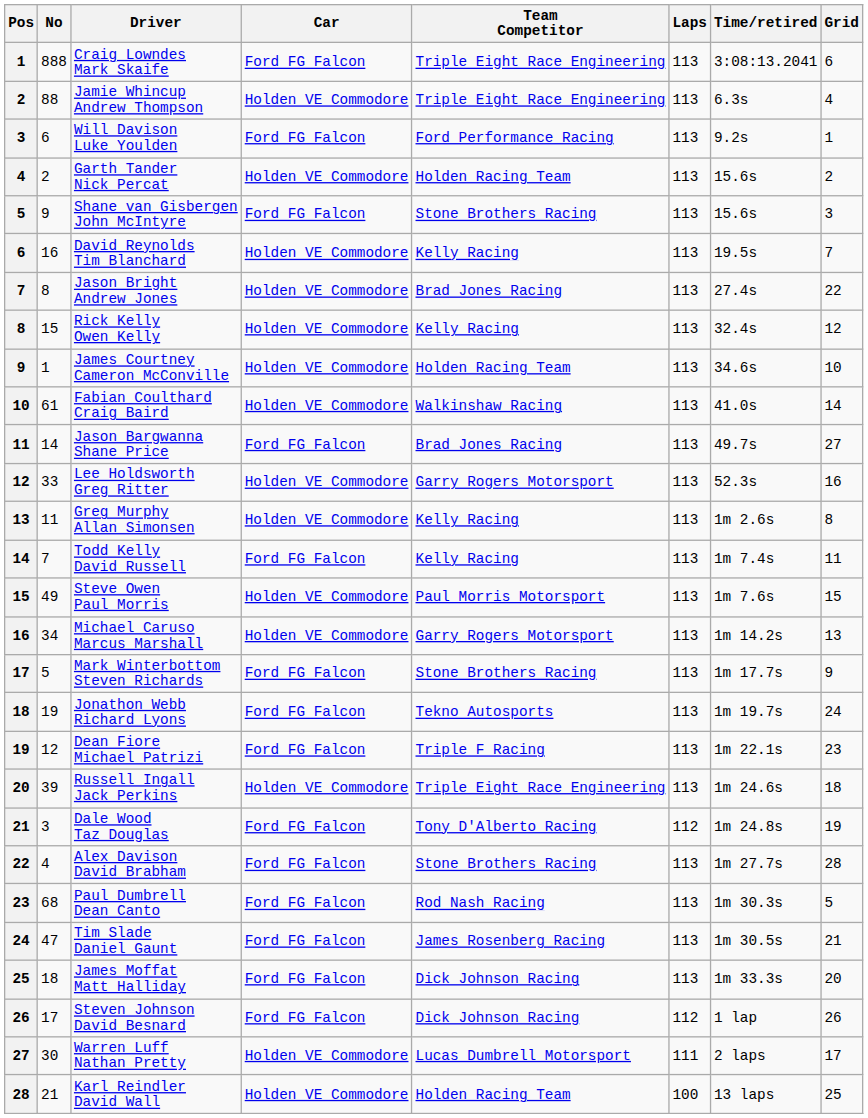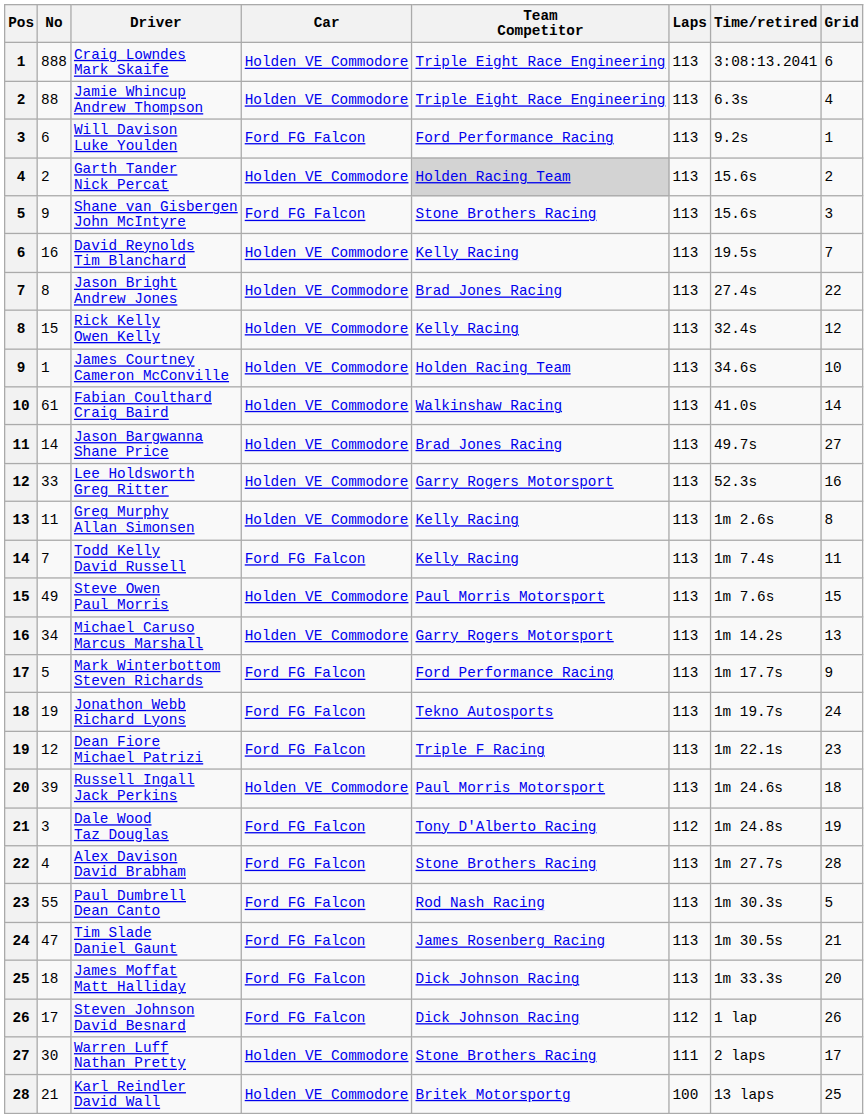(305, 62) Ford FG Falcon -> (327, 62) Holden VE Commodore
(493, 177) no background -> (493, 177) lightgrey background
(305, 444) Ford FG Falcon -> (327, 444) Holden VE Commodore
(506, 674) Stone Brothers Racing -> (515, 674) Ford Performance Racing
(540, 788) Triple Eight Race Engineering -> (510, 788) Paul Morris Motorsport
(50, 903) 68 -> (50, 903) 55
(523, 1056) Lucas Dumbrell Motorsport -> (506, 1056) Stone Brothers Racing
(493, 1094) Holden Racing Team -> (493, 1094) Britek Motorsportg
